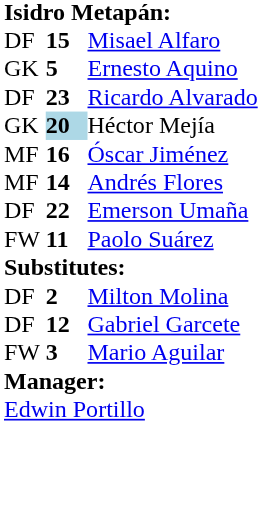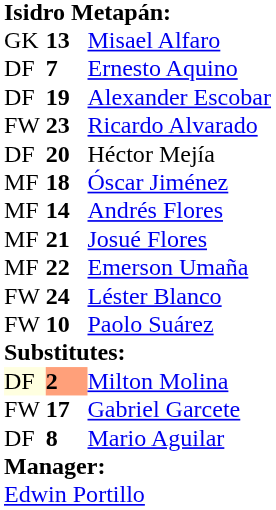(19, 40) DF -> (21, 40) GK
(58, 40) 15 -> (58, 40) 13
(21, 68) GK -> (19, 68) DF
(52, 68) 5 -> (52, 68) 7
+ row: (179, 97)
(19, 97) DF -> (22, 125) FW
(21, 125) GK -> (19, 153) DF
(58, 125) lightblue background -> (58, 153) no background
(58, 153) 16 -> (58, 182) 18
+ row: (147, 238)
(19, 210) DF -> (21, 267) MF
+ row: (155, 295)
(57, 238) 11 -> (58, 324) 10
(19, 295) no background -> (19, 380) lightyellow background
(52, 295) no background -> (52, 380) lightsalmon background
(19, 324) DF -> (22, 409) FW
(58, 324) 12 -> (58, 409) 17
(22, 352) FW -> (19, 437) DF
(52, 352) 3 -> (52, 437) 8
